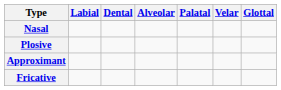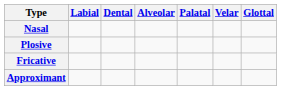rows swapped: (36, 77) <-> (36, 61)
